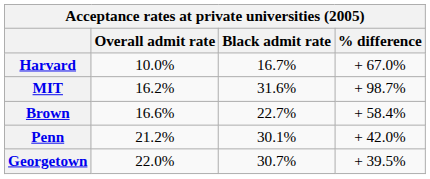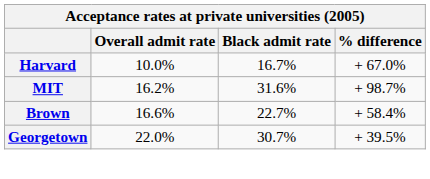- row: (48, 137)
